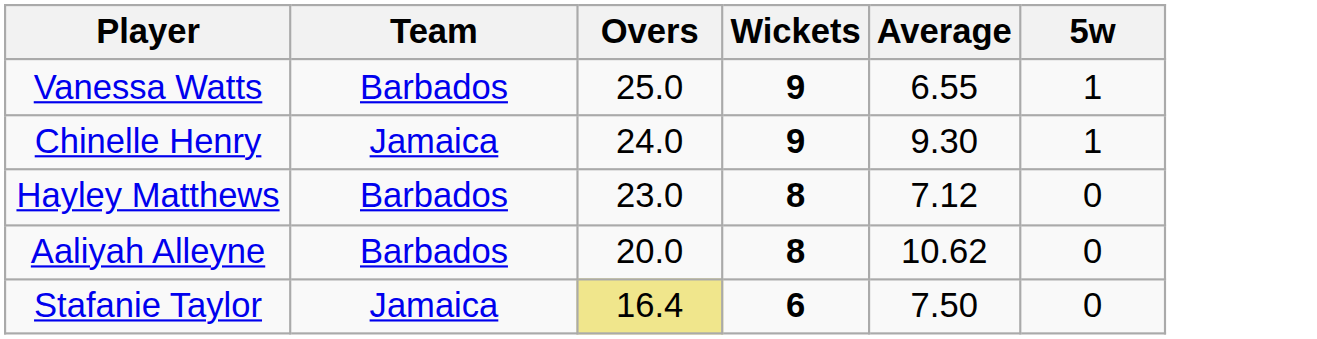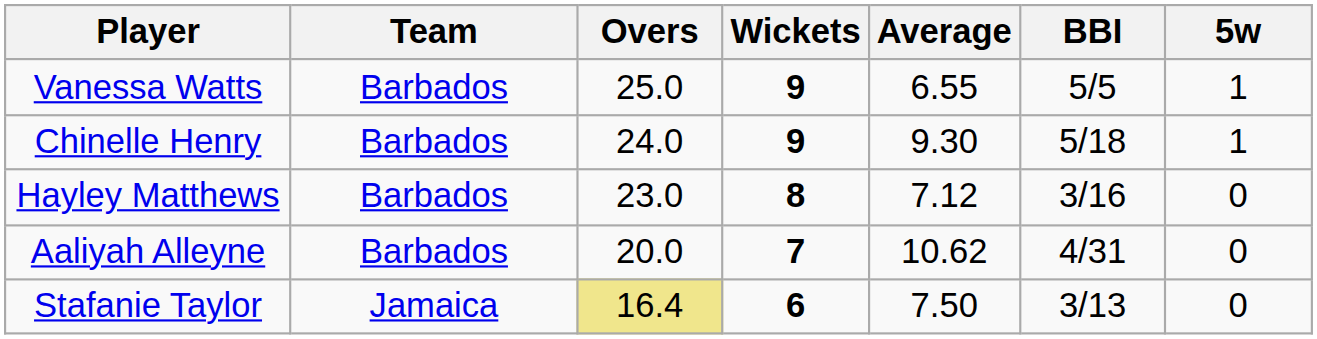+ column: (1093, 31)
(434, 141) Jamaica -> (434, 141) Barbados
(796, 251) 8 -> (796, 251) 7
